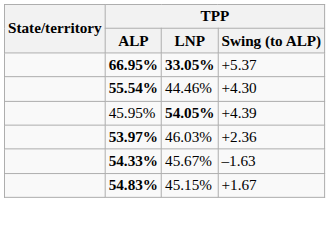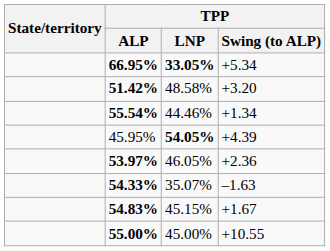(239, 64) +5.37 -> (239, 64) +5.34
+ row: (133, 88)
(239, 88) +4.30 -> (239, 112) +1.34
(189, 137) 46.03% -> (189, 161) 46.05%
(189, 161) 45.67% -> (189, 185) 35.07%
+ row: (133, 233)
